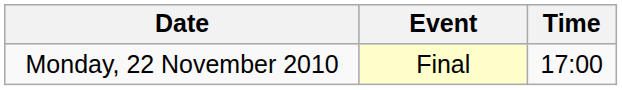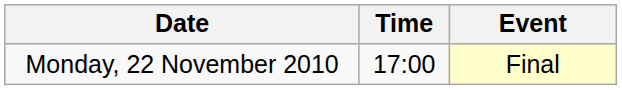columns swapped: (572, 24) <-> (443, 24)
